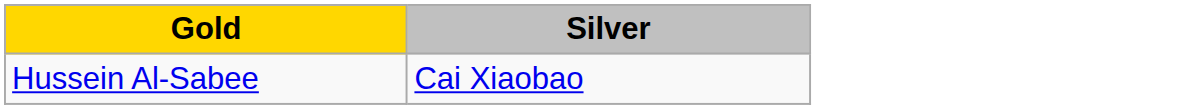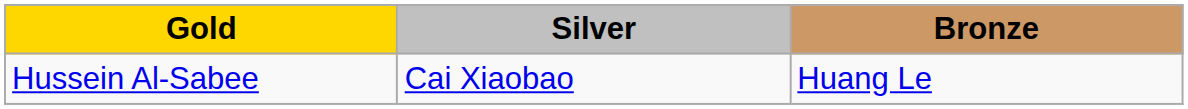+ column: (986, 29)
